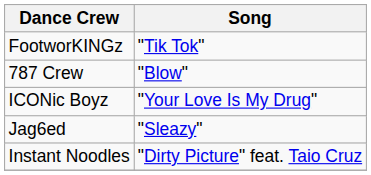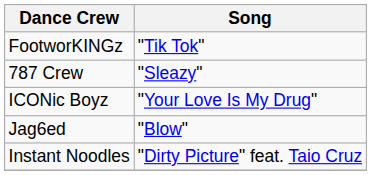(163, 73) "Blow" -> (170, 73) "Sleazy"
(170, 128) "Sleazy" -> (163, 128) "Blow"
